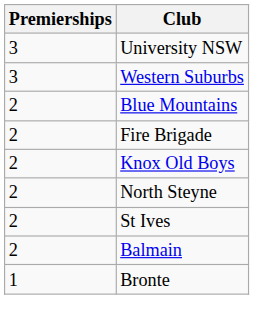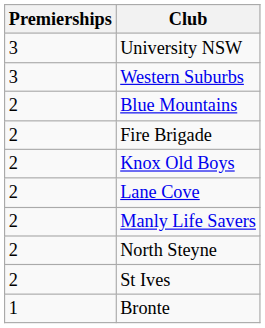+ row: (160, 192)
+ row: (188, 221)
- row: (151, 250)
